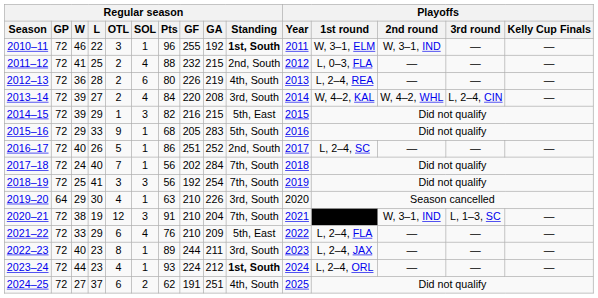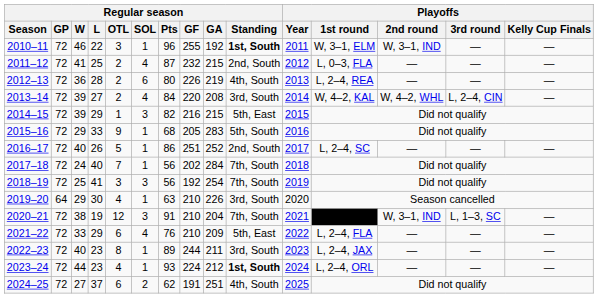(169, 64) 88 -> (169, 64) 87
